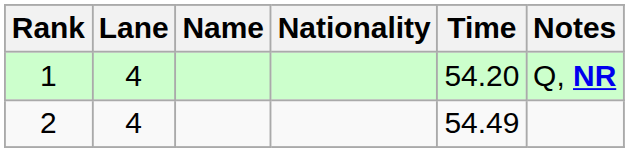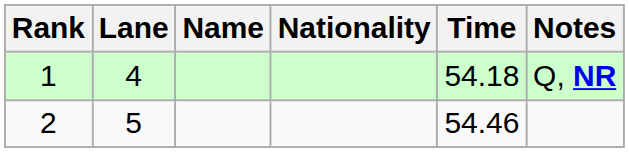(482, 75) 54.20 -> (482, 75) 54.18
(134, 123) 4 -> (134, 123) 5
(482, 123) 54.49 -> (482, 123) 54.46
